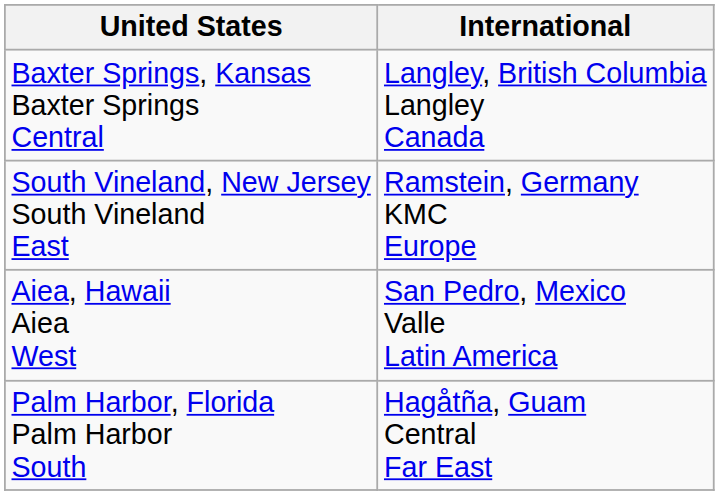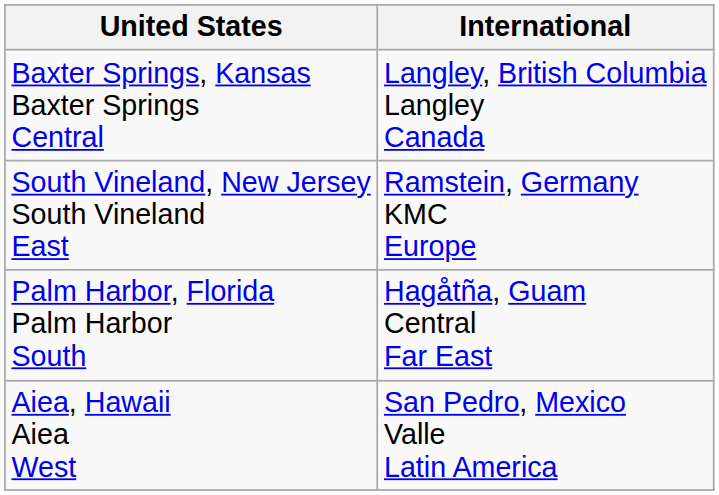rows swapped: (143, 434) <-> (91, 324)
